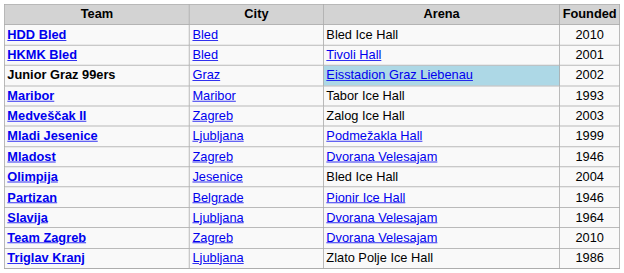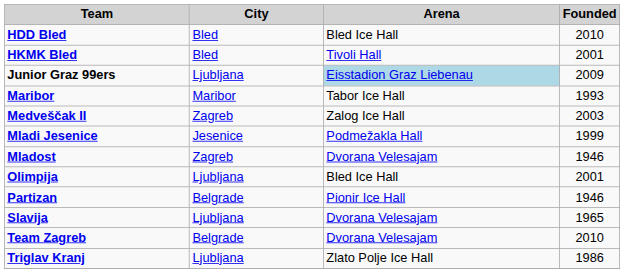(206, 75) Graz -> (218, 75) Ljubljana
(590, 75) 2002 -> (590, 75) 2009
(218, 136) Ljubljana -> (218, 136) Jesenice
(218, 177) Jesenice -> (218, 177) Ljubljana
(590, 177) 2004 -> (590, 177) 2001
(590, 217) 1964 -> (590, 217) 1965
(213, 237) Zagreb -> (218, 237) Belgrade
